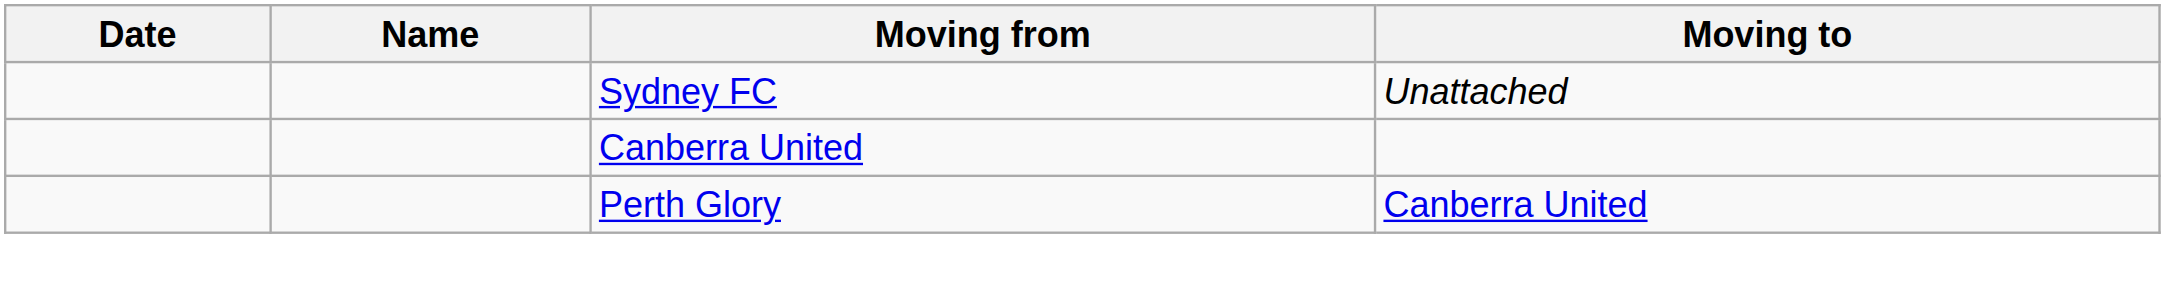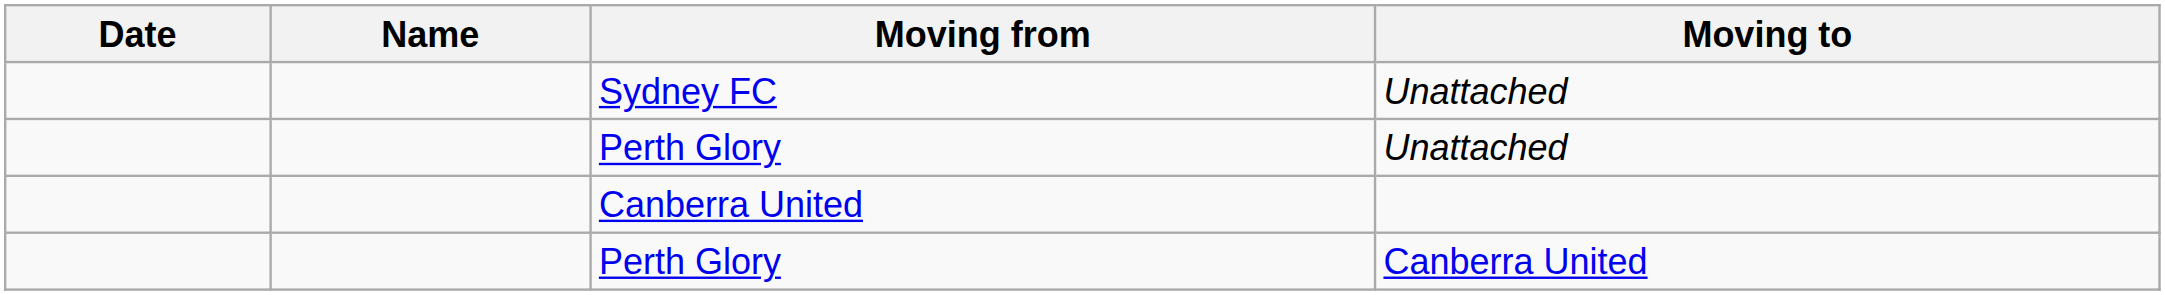+ row: (690, 148)
